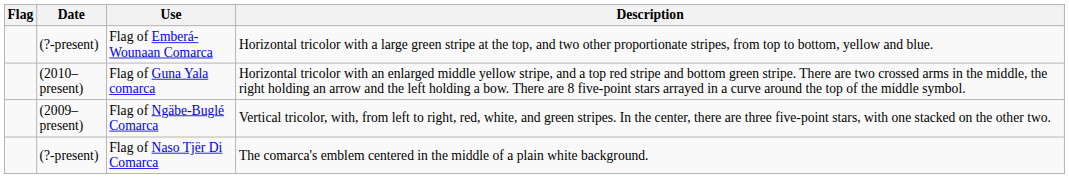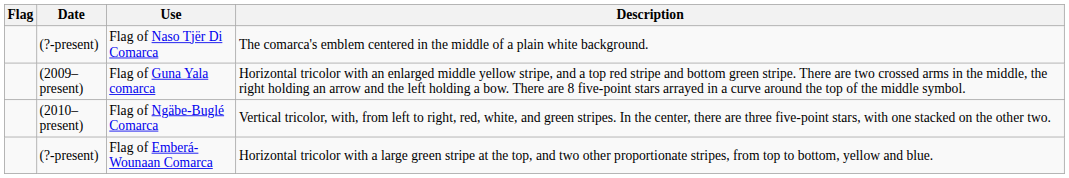rows swapped: (161, 44) <-> (166, 155)
(61, 81) (2010–present) -> (61, 81) (2009–present)
(61, 118) (2009–present) -> (61, 118) (2010–present)
